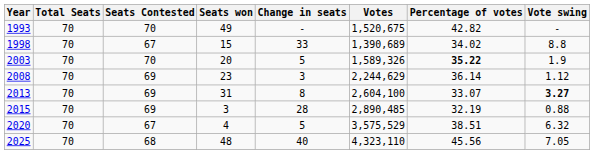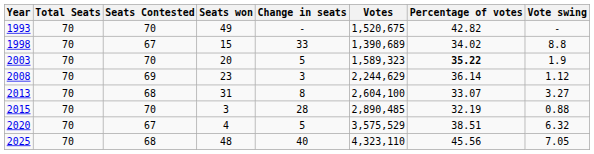(378, 61) 1,589,326 -> (378, 61) 1,589,323
(150, 93) 69 -> (150, 93) 68
(557, 93) bold -> (557, 93) normal
(150, 109) 69 -> (150, 109) 70
